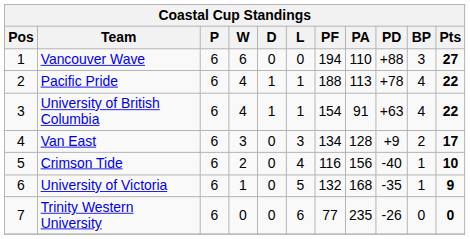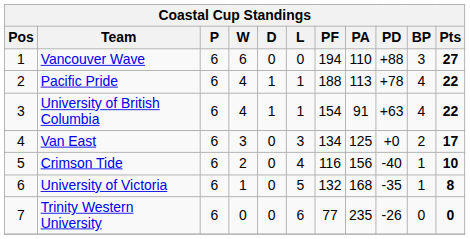(361, 141) 128 -> (361, 141) 125
(392, 141) +9 -> (392, 141) +0
(450, 185) 9 -> (450, 185) 8
